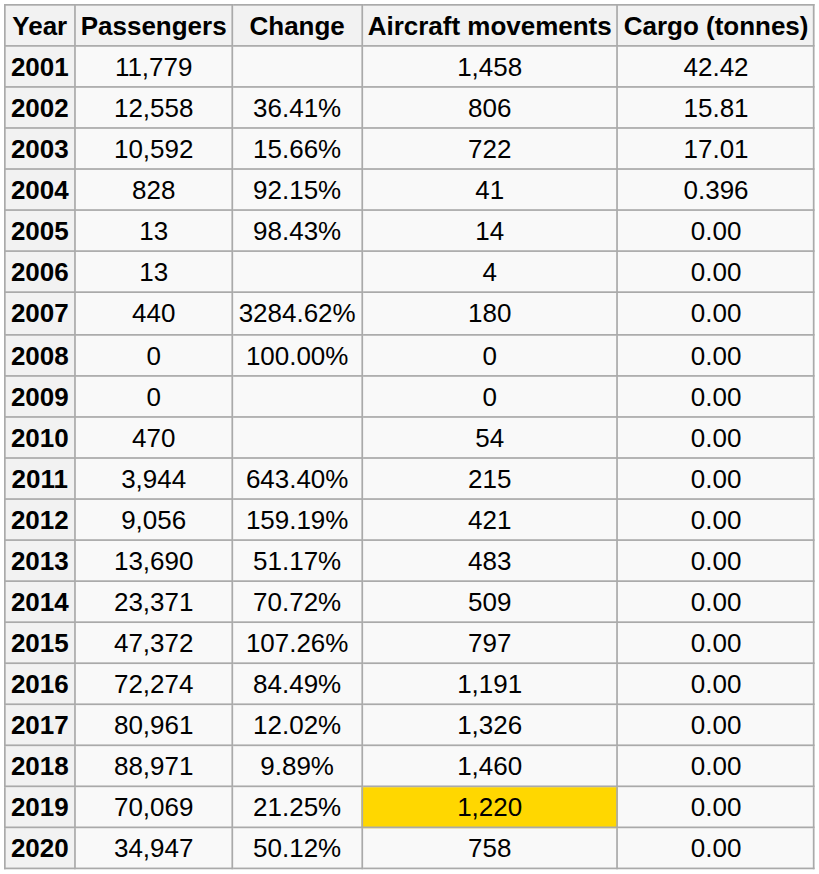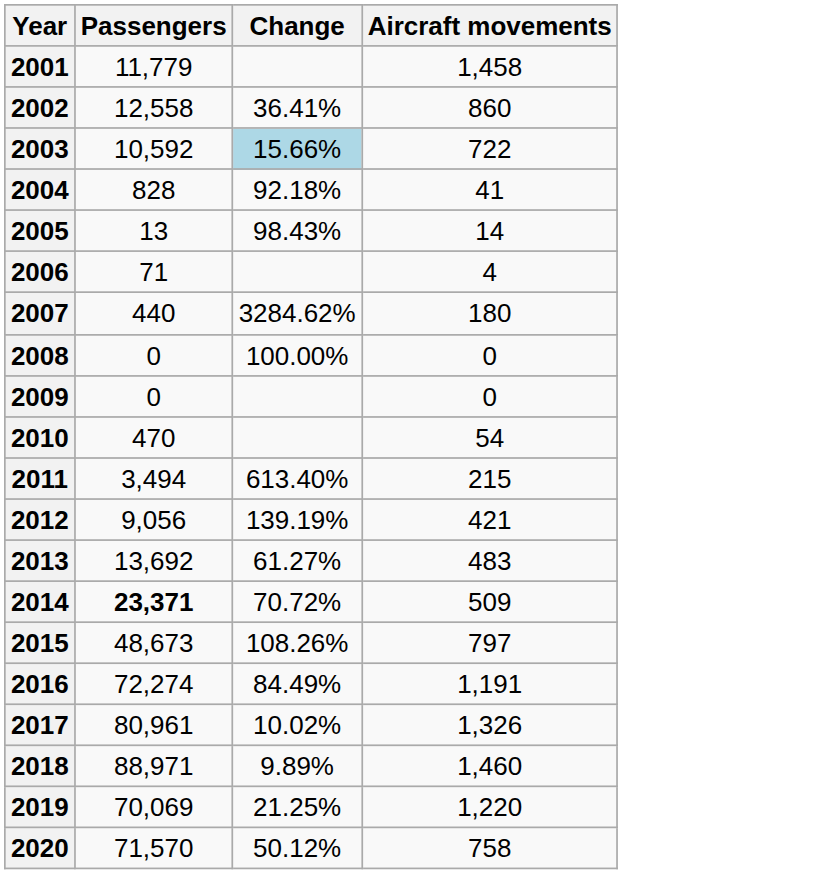- column: (716, 26)
(490, 108) 806 -> (490, 108) 860
(297, 149) no background -> (297, 149) lightblue background
(297, 190) 92.15% -> (297, 190) 92.18%
(154, 272) 13 -> (154, 272) 71
(154, 478) 3,944 -> (154, 478) 3,494
(297, 478) 643.40% -> (297, 478) 613.40%
(297, 519) 159.19% -> (297, 519) 139.19%
(154, 561) 13,690 -> (154, 561) 13,692
(297, 561) 51.17% -> (297, 561) 61.27%
(154, 602) normal -> (154, 602) bold
(154, 643) 47,372 -> (154, 643) 48,673
(297, 643) 107.26% -> (297, 643) 108.26%
(297, 725) 12.02% -> (297, 725) 10.02%
(490, 807) gold background -> (490, 807) no background
(154, 849) 34,947 -> (154, 849) 71,570
